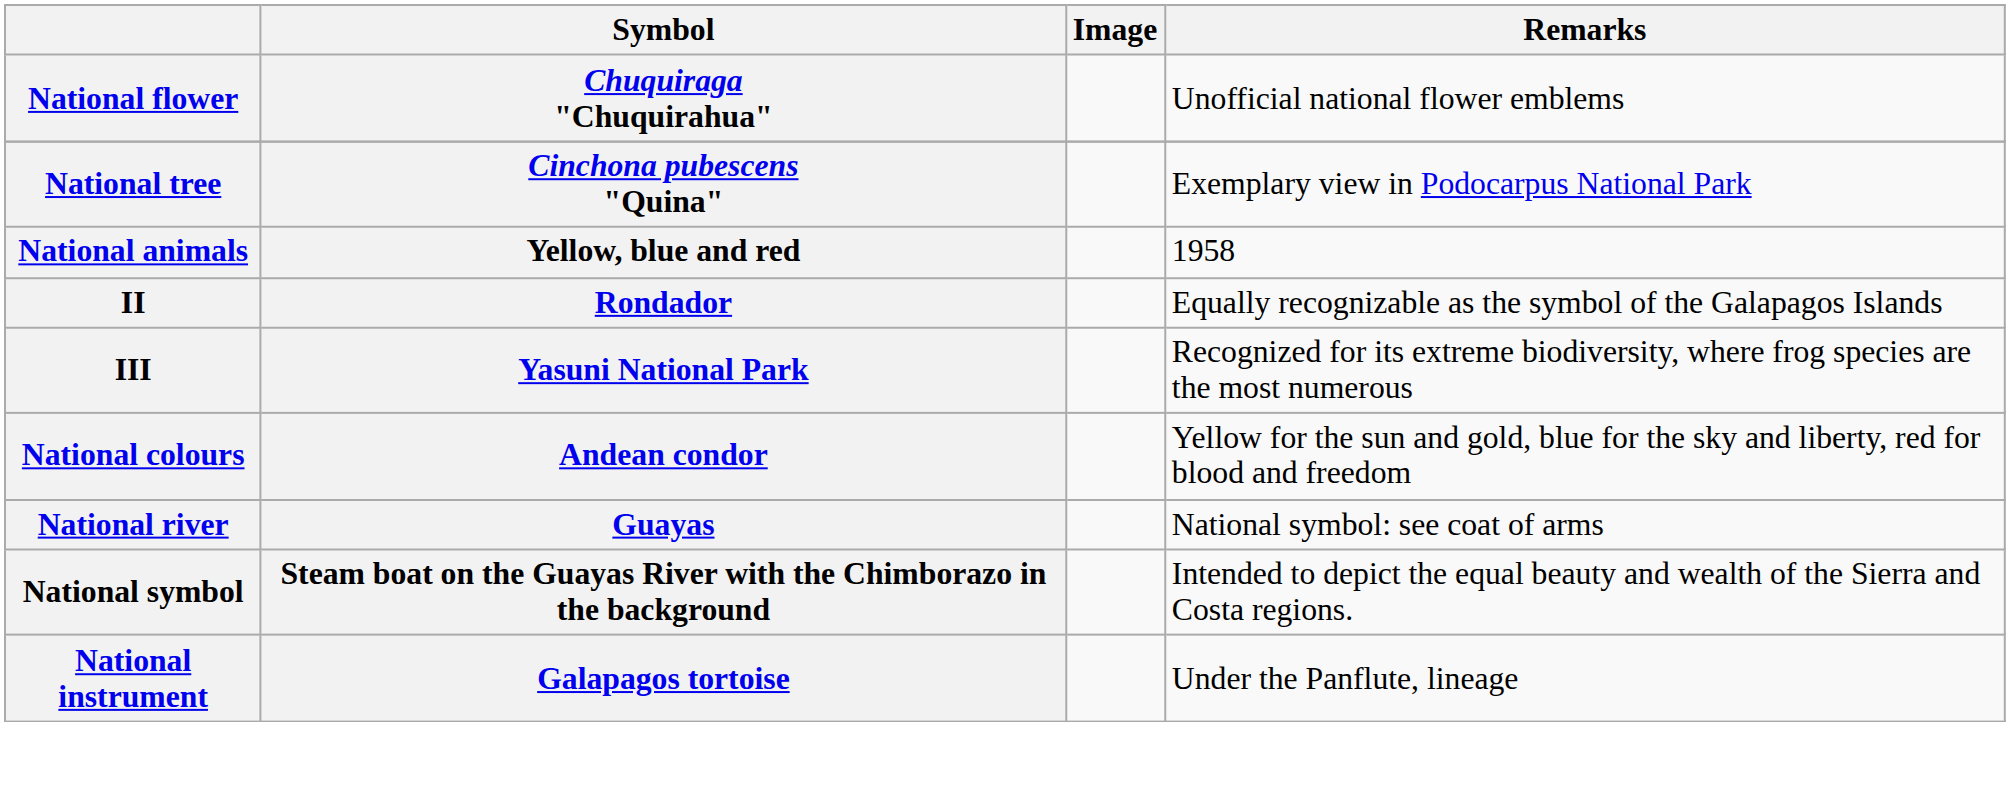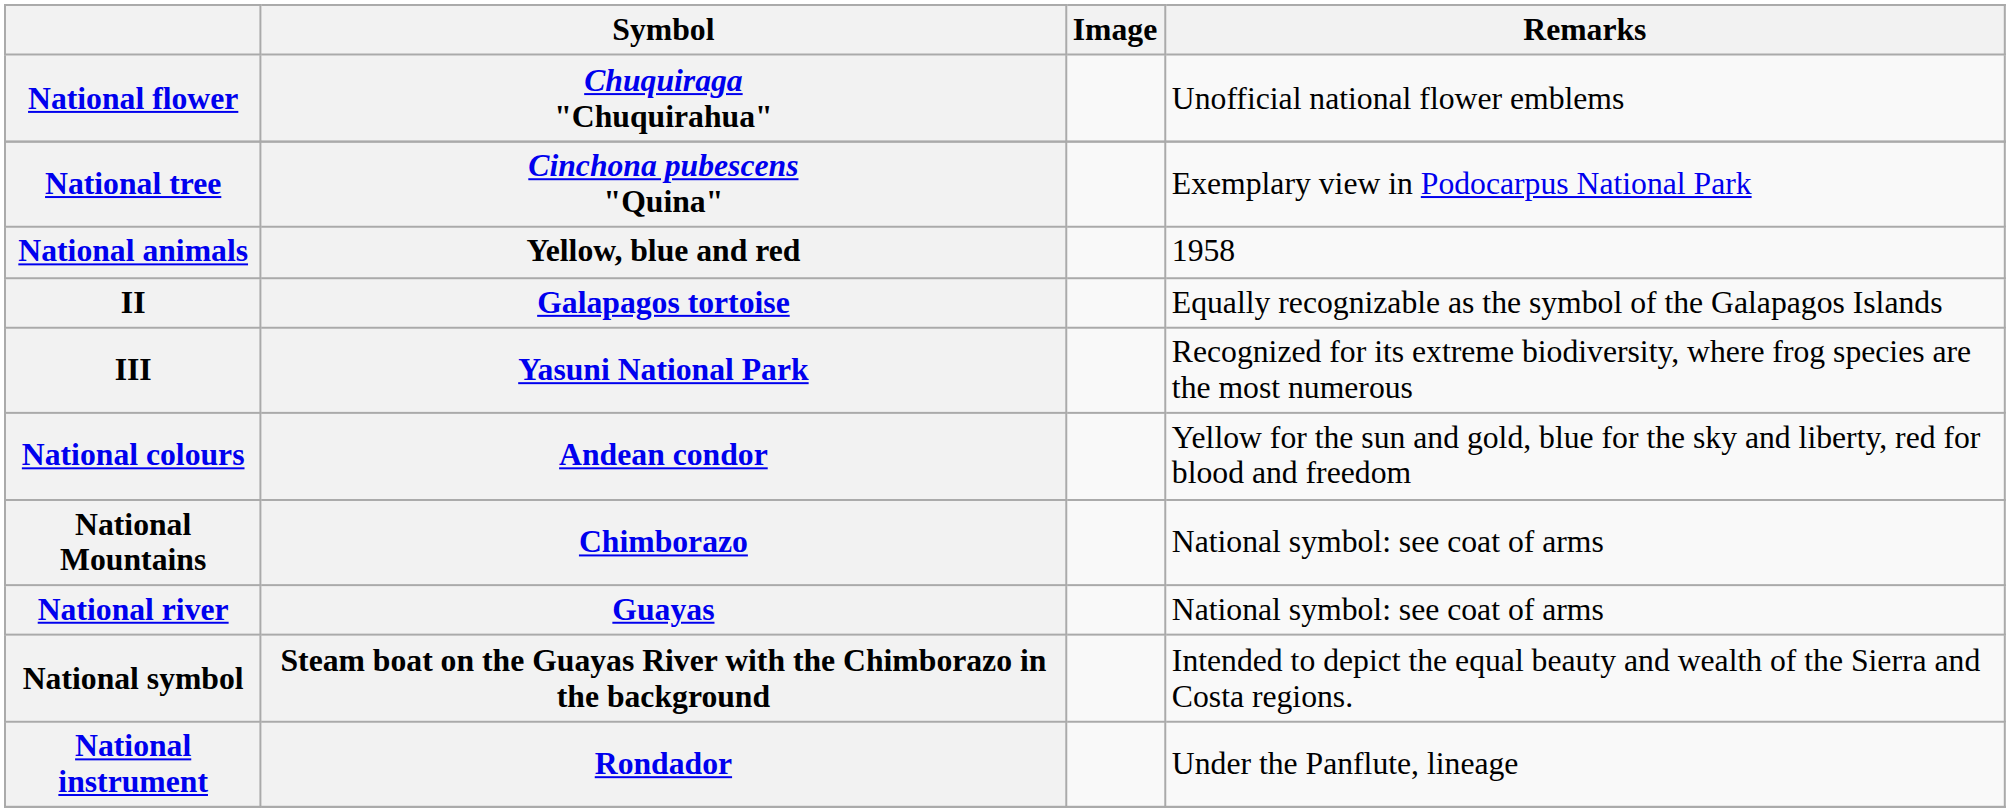(663, 301) Rondador -> (663, 301) Galapagos tortoise
+ row: (133, 541)
(663, 677) Galapagos tortoise -> (663, 763) Rondador
